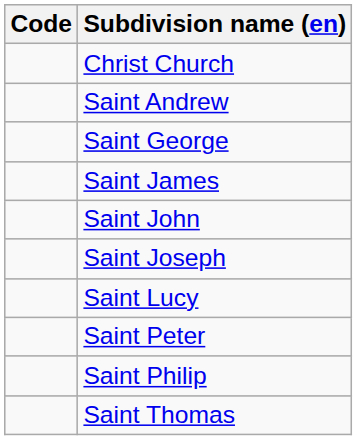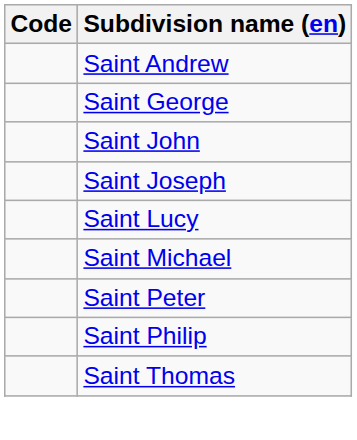- row: (159, 63)
- row: (151, 180)
+ row: (157, 258)
